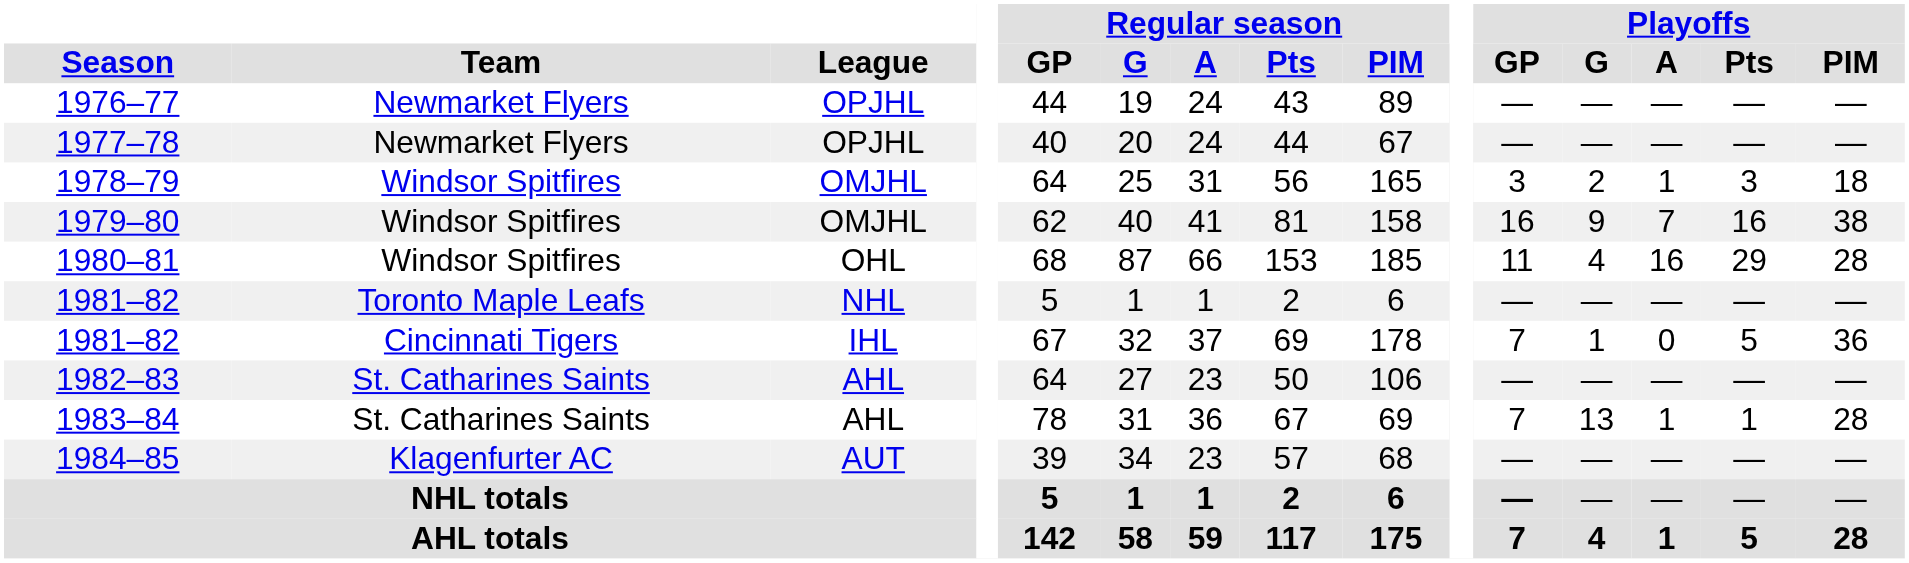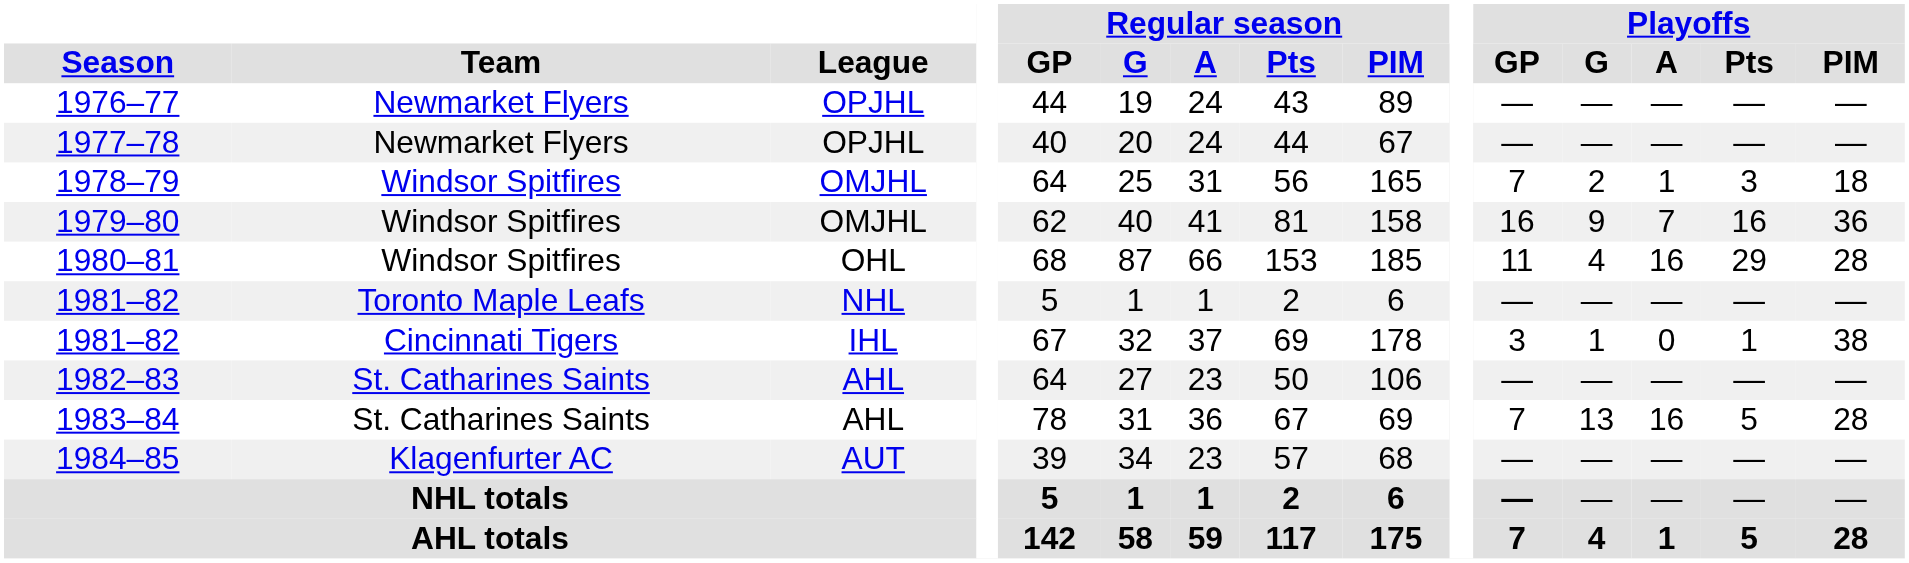(1517, 181) 3 -> (1517, 181) 7
(1851, 221) 38 -> (1851, 221) 36
(1517, 340) 7 -> (1517, 340) 3
(1749, 340) 5 -> (1749, 340) 1
(1851, 340) 36 -> (1851, 340) 38
(1667, 419) 1 -> (1667, 419) 16
(1749, 419) 1 -> (1749, 419) 5
